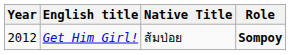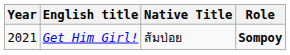(22, 37) 2012 -> (22, 37) 2021
